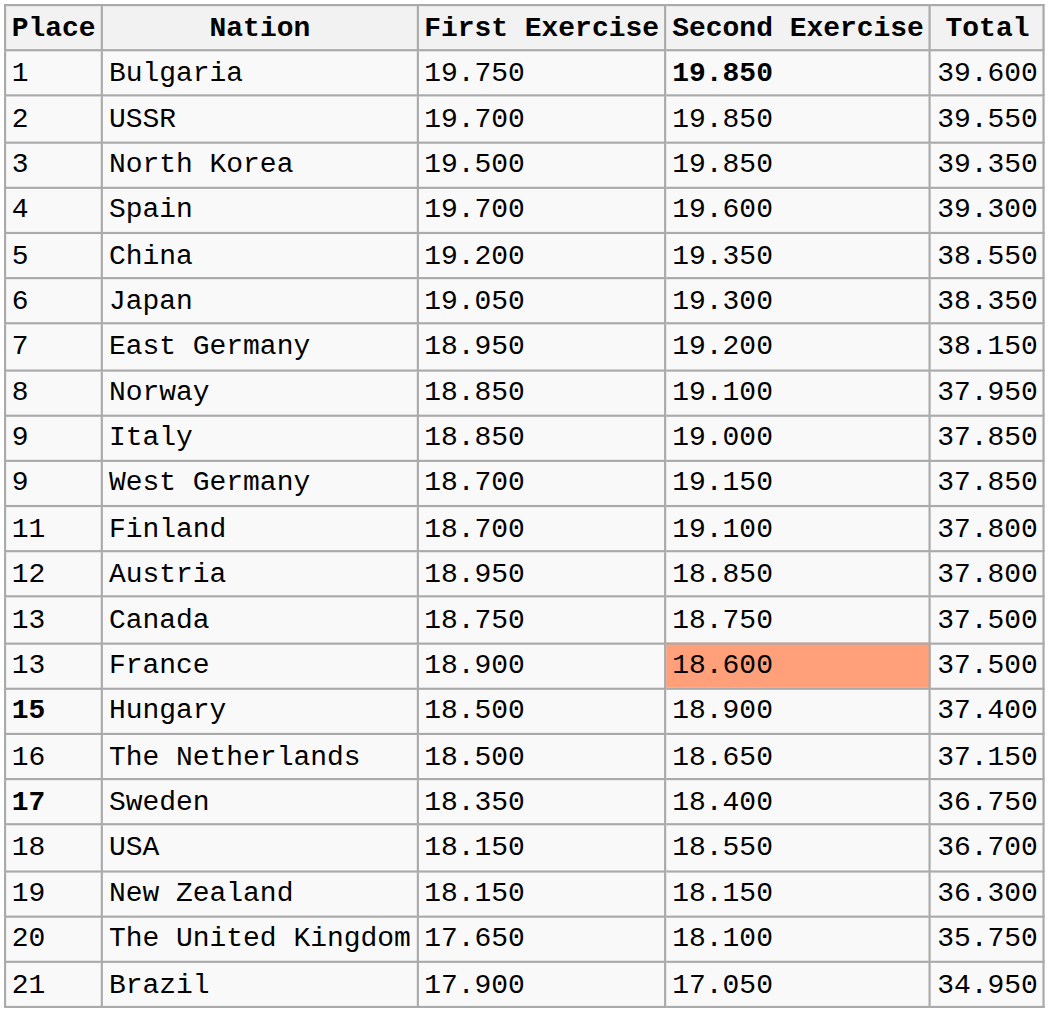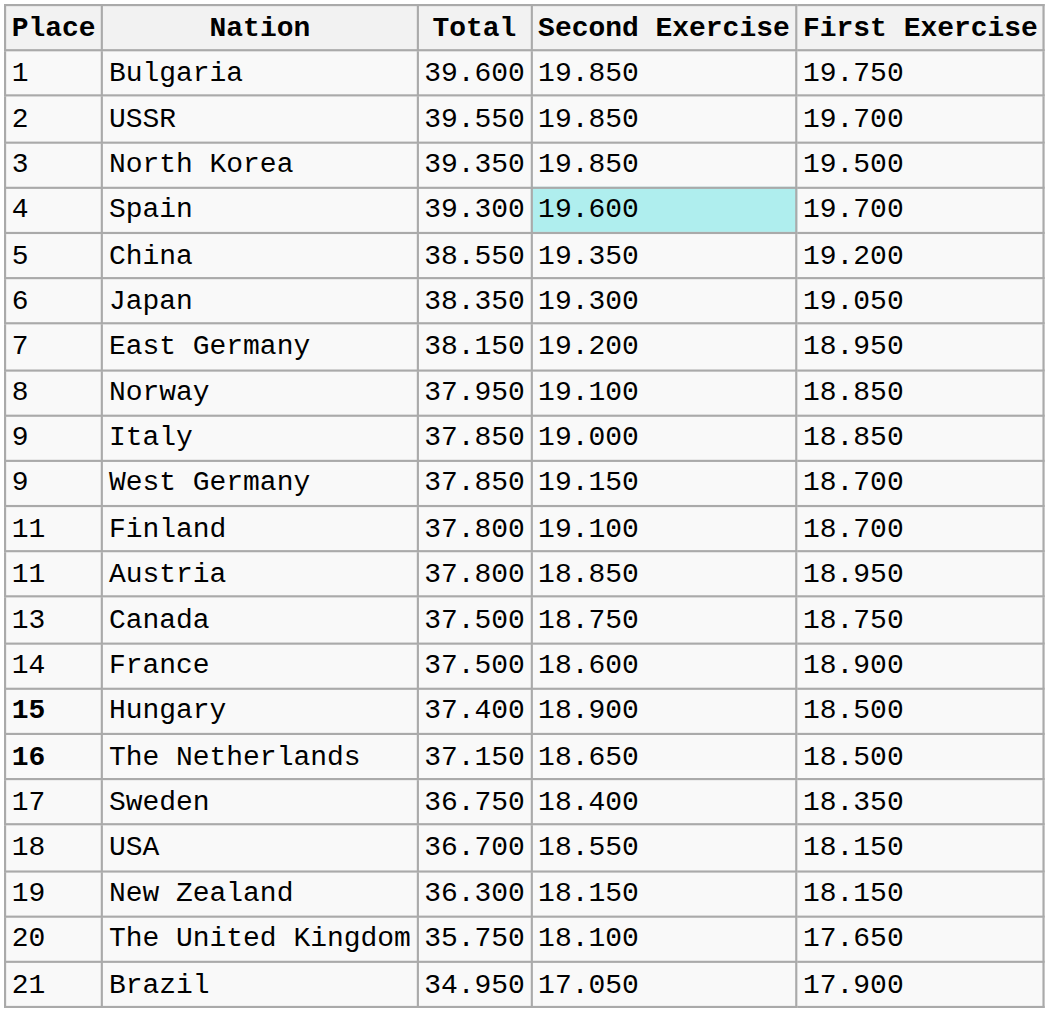columns swapped: (542, 28) <-> (988, 28)
(723, 73) bold -> (588, 73) normal
(723, 210) no background -> (588, 210) paleturquoise background
(29, 574) 12 -> (29, 574) 11
(29, 666) 13 -> (29, 666) 14
(723, 666) lightsalmon background -> (588, 666) no background
(29, 757) normal -> (29, 757) bold
(29, 802) bold -> (29, 802) normal
